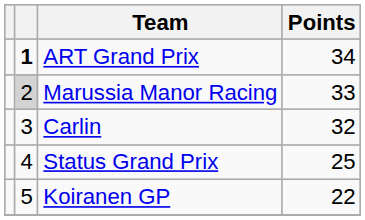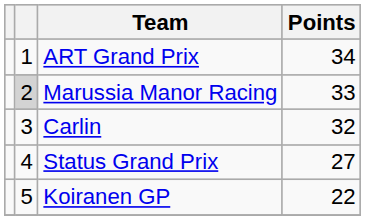(27, 57) bold -> (27, 57) normal
(343, 162) 25 -> (343, 162) 27
